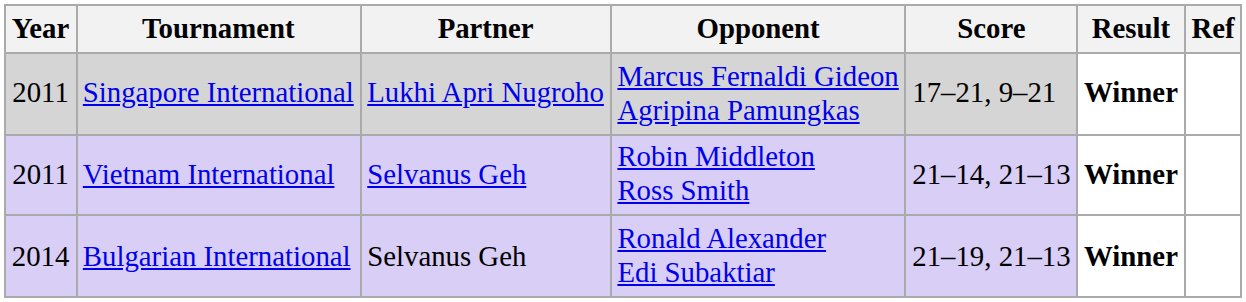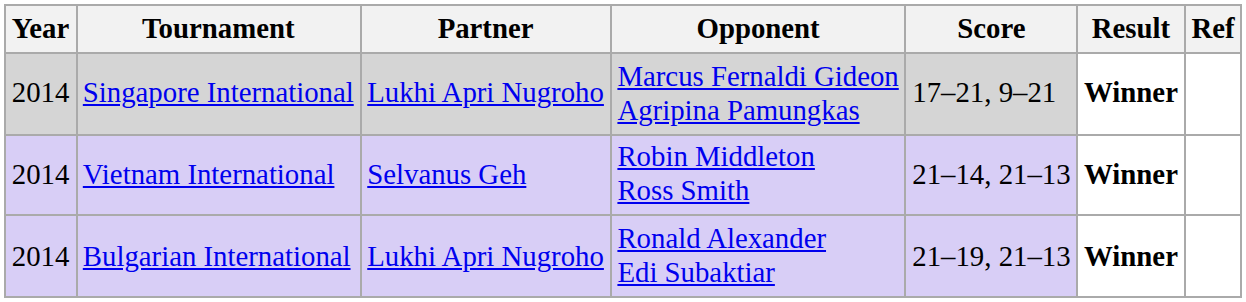(41, 93) 2011 -> (41, 93) 2014
(41, 174) 2011 -> (41, 174) 2014
(447, 256) Selvanus Geh -> (486, 256) Lukhi Apri Nugroho
